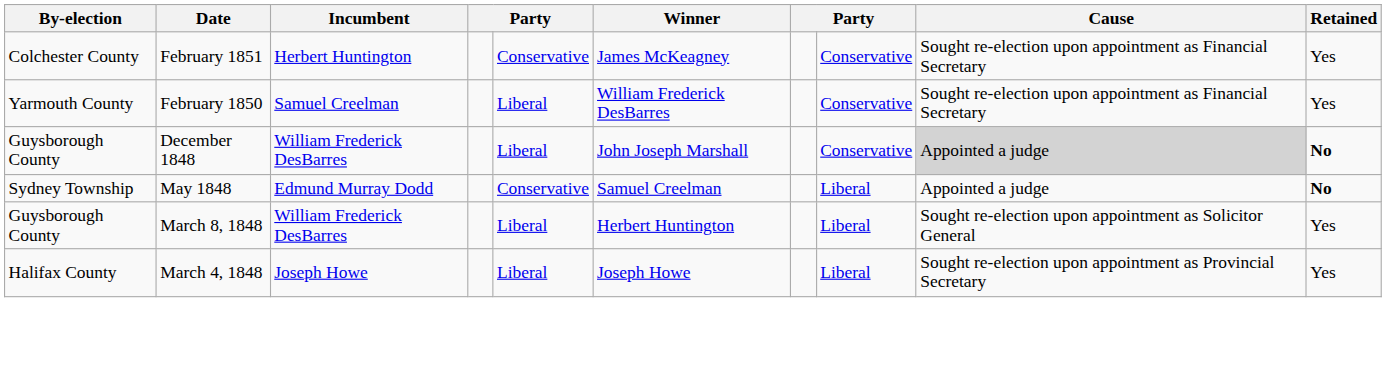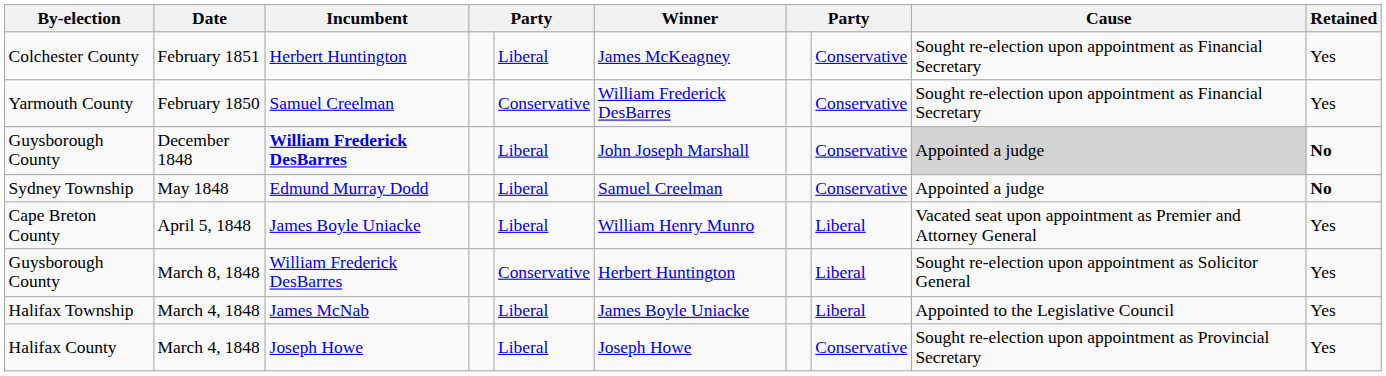(543, 55) Conservative -> (523, 55) Liberal
(522, 103) Liberal -> (544, 103) Conservative
(338, 150) normal -> (338, 150) bold
(543, 187) Conservative -> (523, 187) Liberal
(845, 187) Liberal -> (861, 187) Conservative
+ row: (52, 225)
(522, 225) Liberal -> (544, 272) Conservative
+ row: (71, 310)
(845, 272) Liberal -> (861, 347) Conservative
